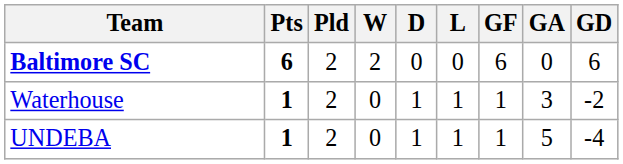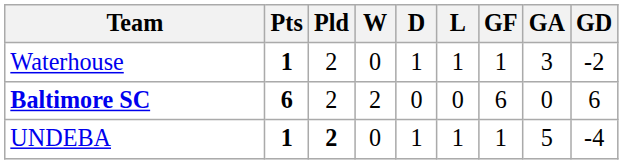rows swapped: (80, 61) <-> (67, 100)
(331, 138) normal -> (331, 138) bold
